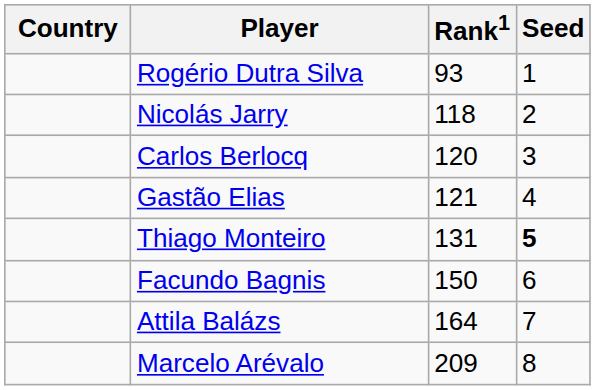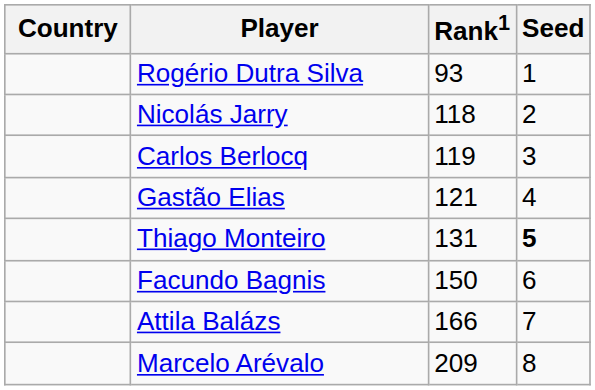(456, 156) 120 -> (455, 156) 119
(456, 321) 164 -> (456, 321) 166
